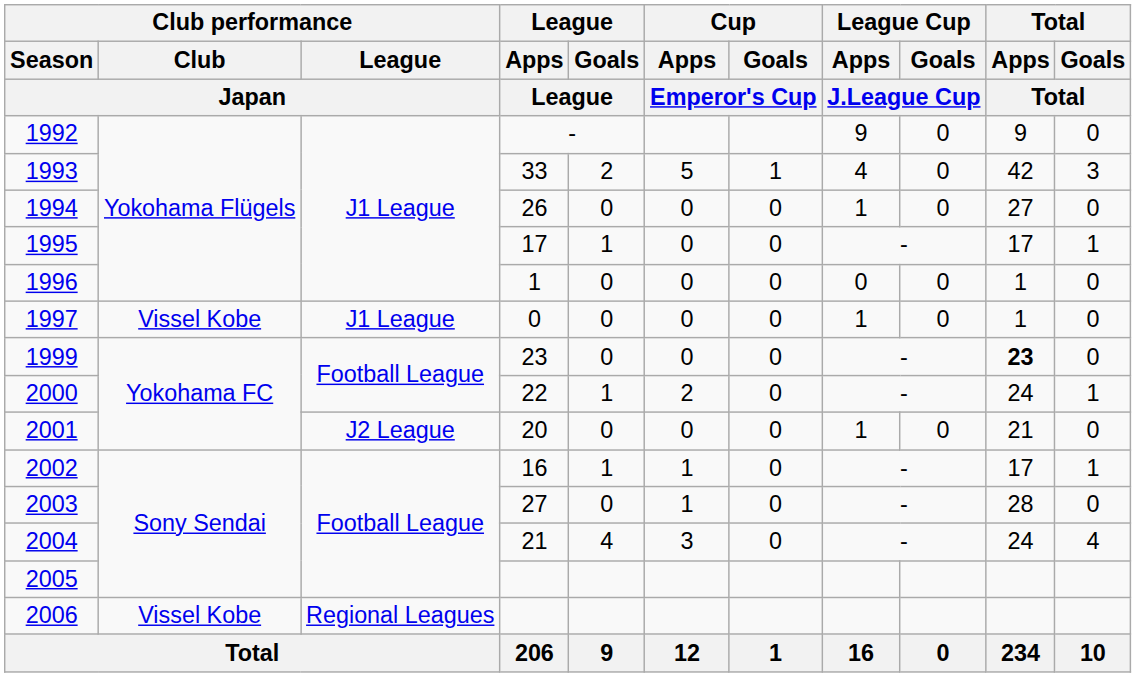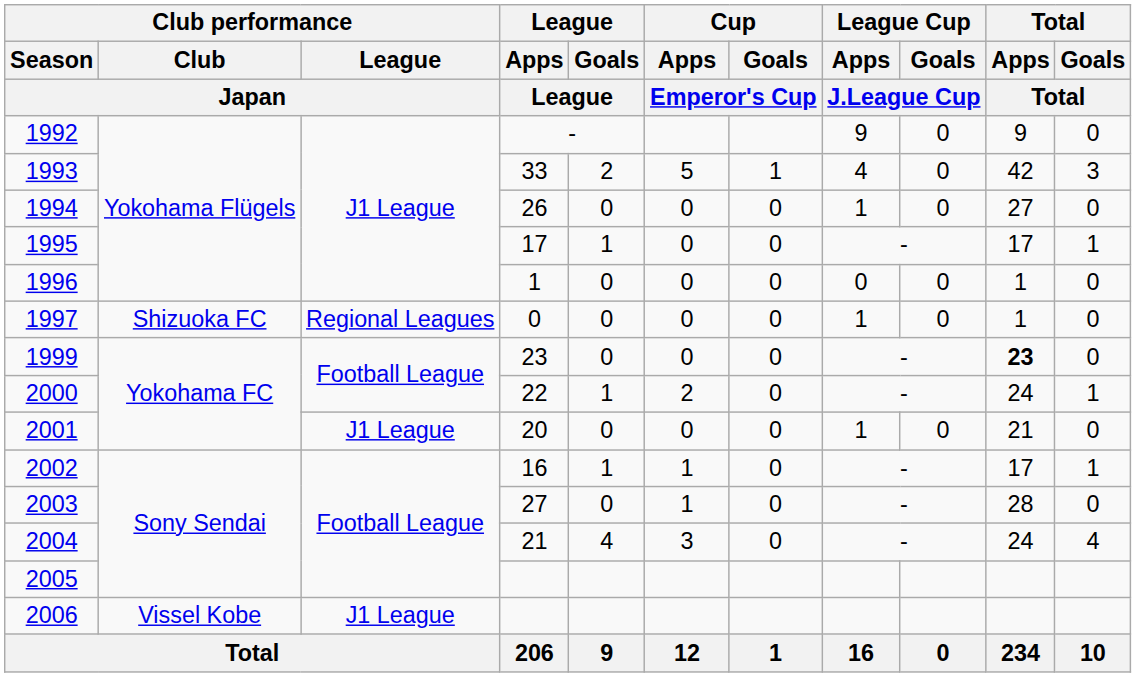(200, 319) Vissel Kobe -> (200, 319) Shizuoka FC
(400, 319) J1 League -> (400, 319) Regional Leagues
(400, 430) J2 League -> (400, 430) J1 League
(400, 615) Regional Leagues -> (400, 615) J1 League
